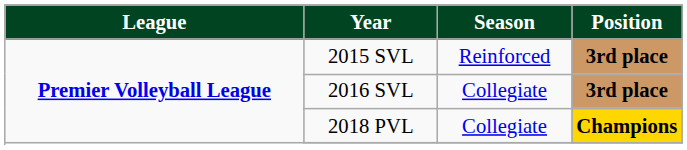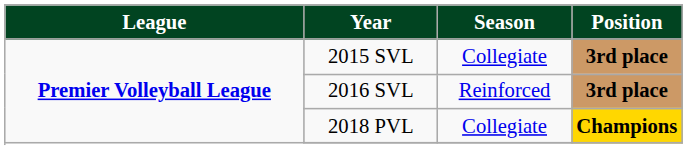(505, 56) Reinforced -> (505, 56) Collegiate
(505, 91) Collegiate -> (505, 91) Reinforced
